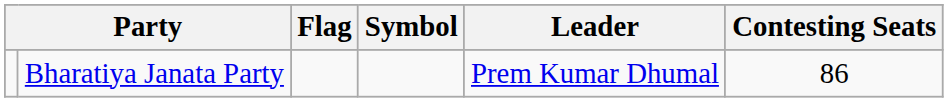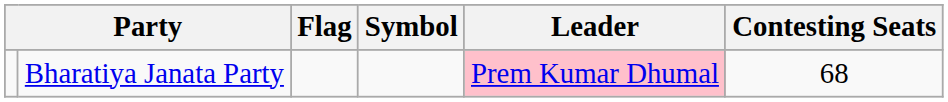(595, 73) no background -> (595, 73) pink background
(834, 73) 86 -> (834, 73) 68
